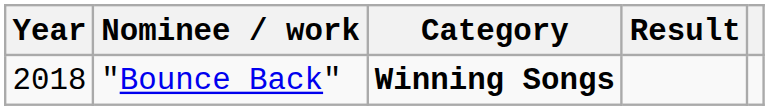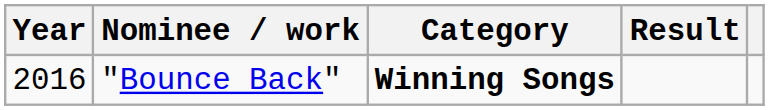(50, 81) 2018 -> (50, 81) 2016
